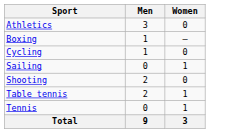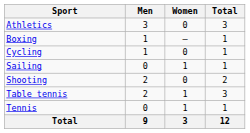+ column: (225, 11)
